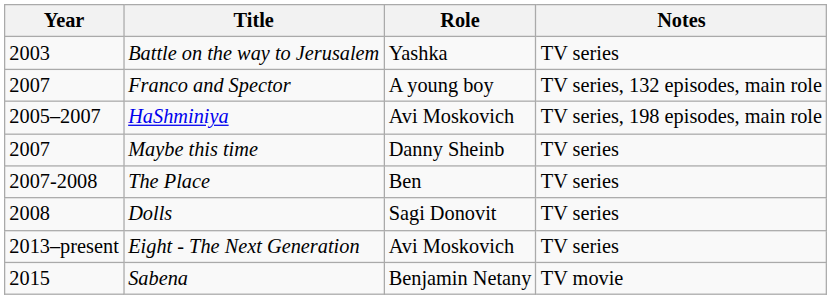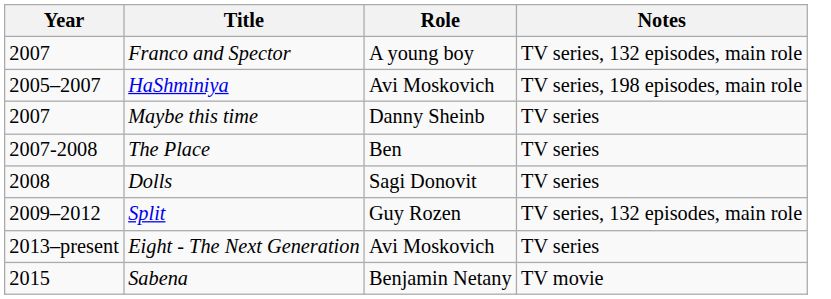- row: (254, 52)
+ row: (147, 213)
